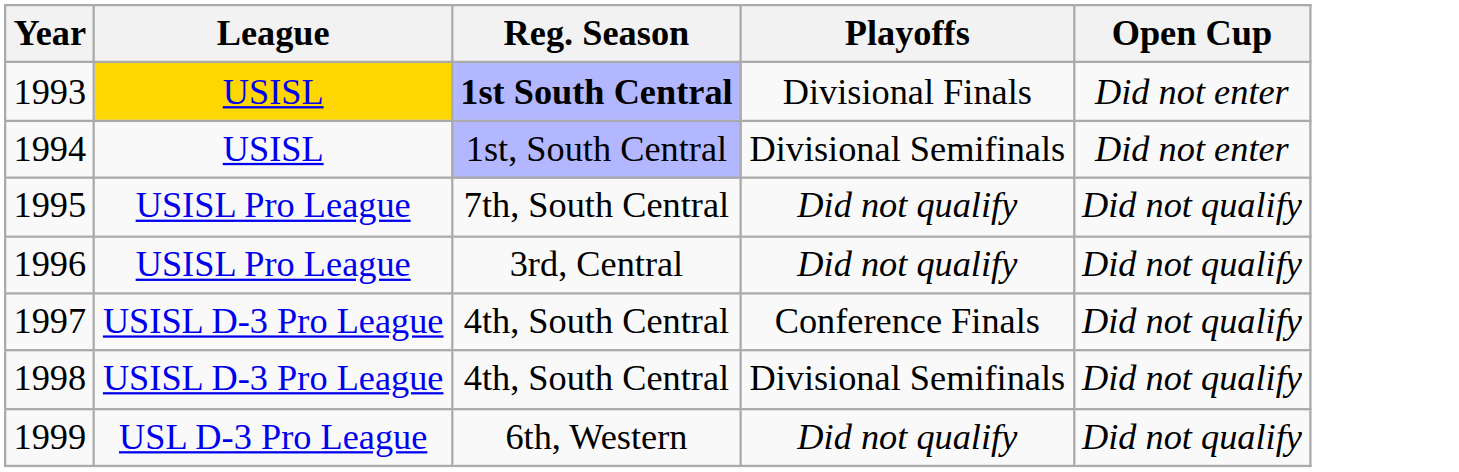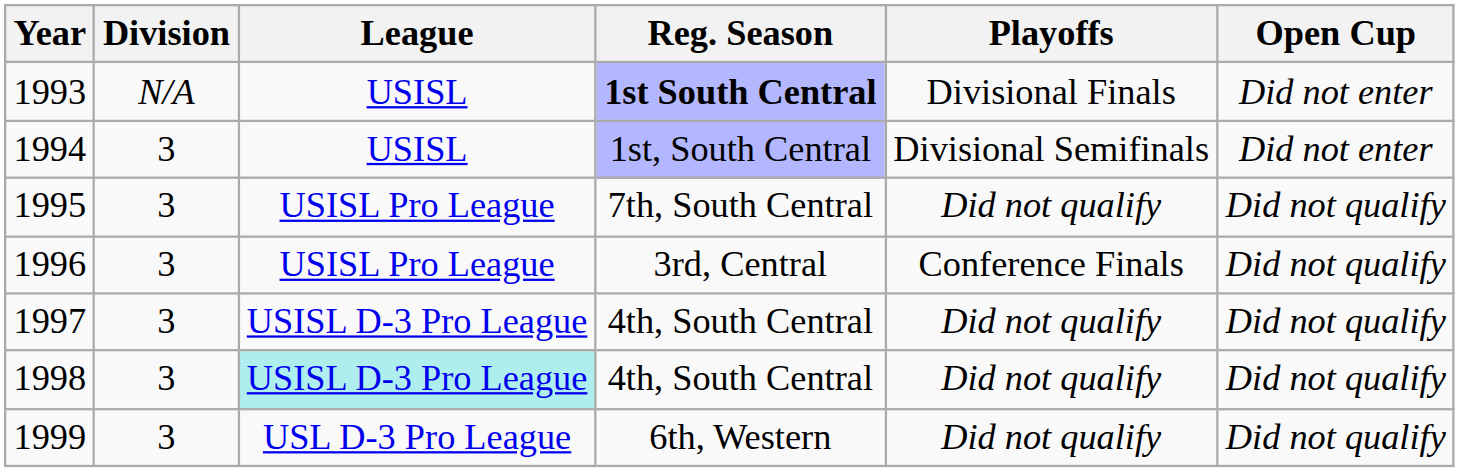+ column: (166, 33)
(273, 90) gold background -> (417, 90) no background
(907, 263) Did not qualify -> (1051, 263) Conference Finals
(907, 321) Conference Finals -> (1051, 321) Did not qualify
(273, 378) no background -> (417, 378) paleturquoise background
(907, 378) Divisional Semifinals -> (1051, 378) Did not qualify
